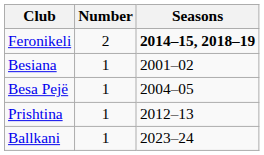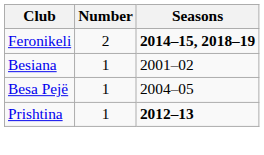(167, 114) normal -> (167, 114) bold
- row: (34, 138)
